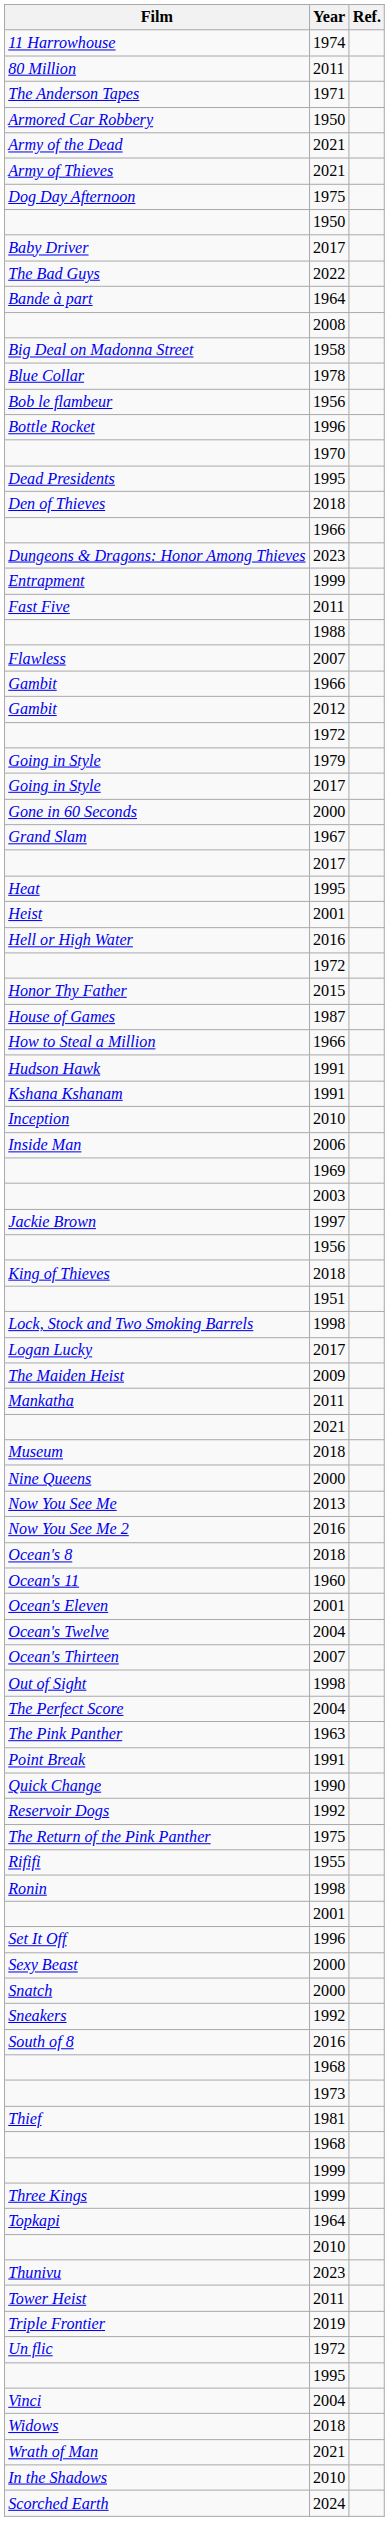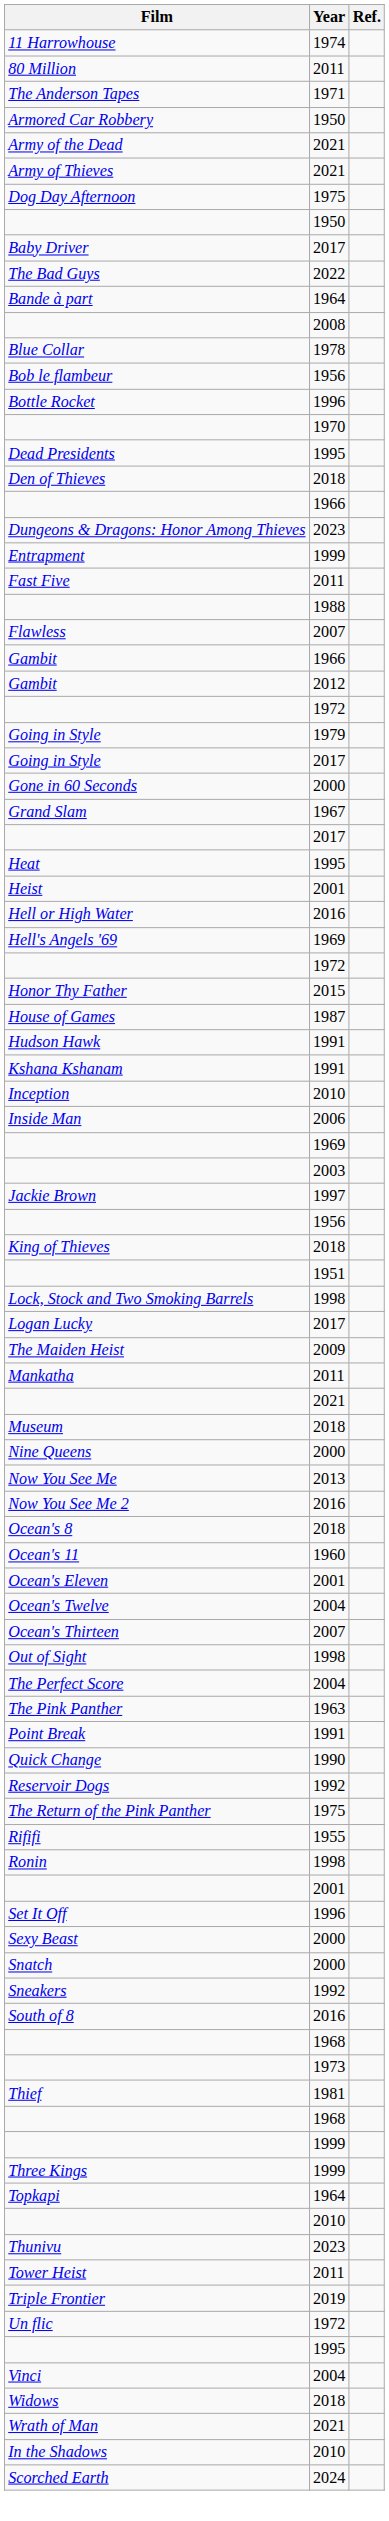- row: (101, 350)
+ row: (63, 939)
- row: (82, 1042)
